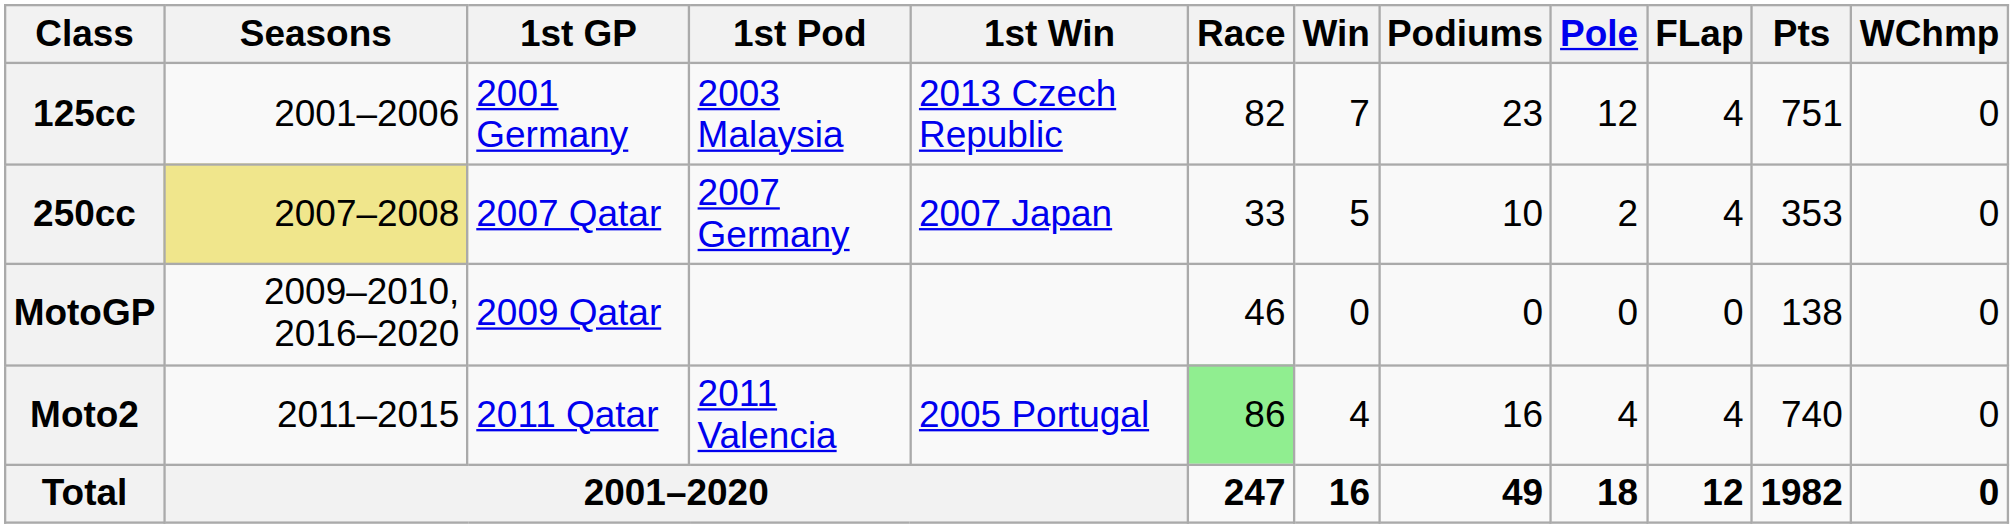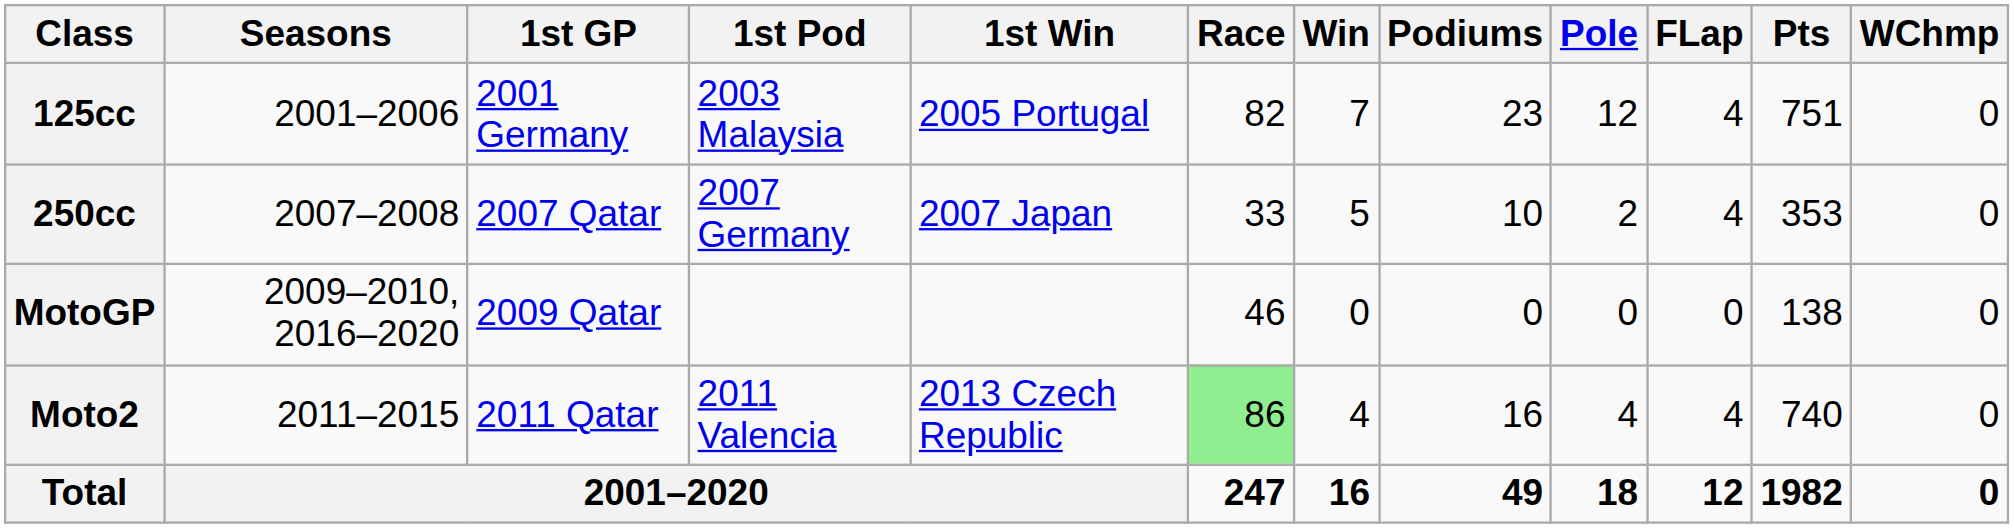(1018, 113) 2013 Czech Republic -> (1034, 113) 2005 Portugal
(367, 213) khaki background -> (367, 213) no background
(1034, 413) 2005 Portugal -> (1018, 413) 2013 Czech Republic
